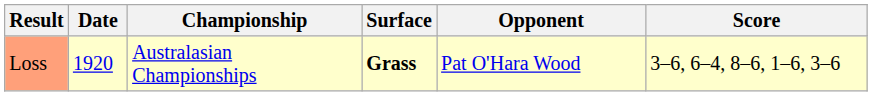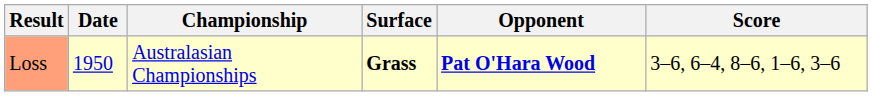(93, 63) 1920 -> (93, 63) 1950
(511, 63) normal -> (518, 63) bold
